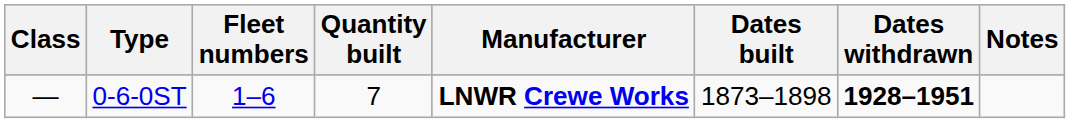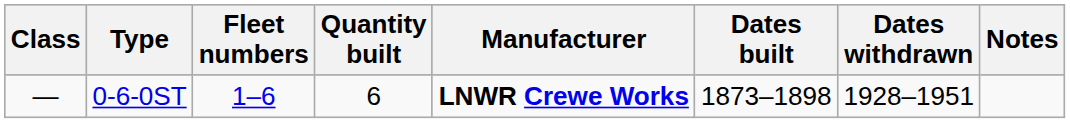(374, 95) 7 -> (374, 95) 6
(909, 95) bold -> (909, 95) normal
